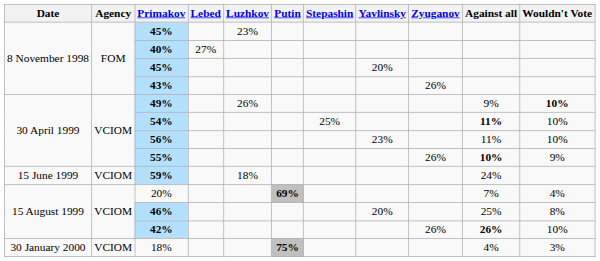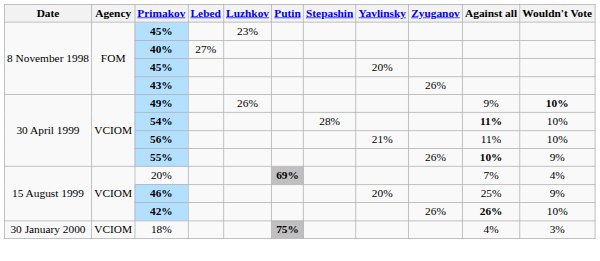(330, 121) 25% -> (330, 121) 28%
(382, 139) 23% -> (382, 139) 21%
- row: (48, 175)
(557, 211) 8% -> (557, 193) 9%
